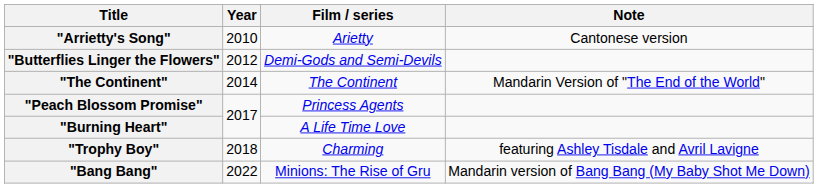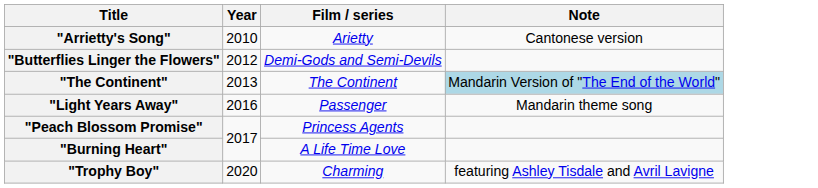(242, 82) 2014 -> (242, 82) 2013
(629, 82) no background -> (584, 82) lightblue background
+ row: (114, 104)
(242, 149) 2018 -> (242, 171) 2020
- row: (114, 171)
